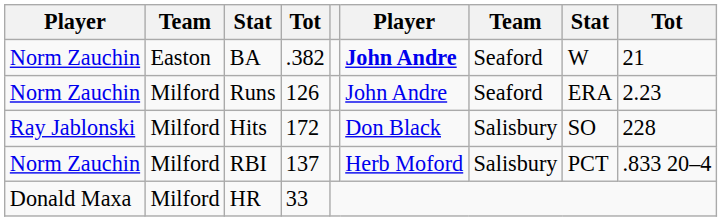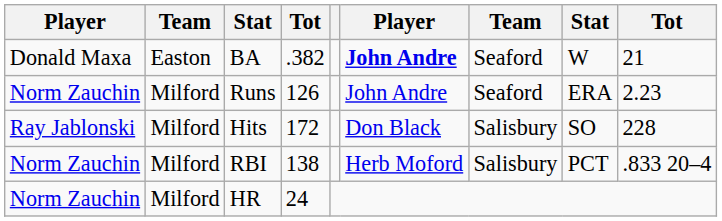(75, 57) Norm Zauchin -> (71, 57) Donald Maxa
(303, 163) 137 -> (303, 163) 138
(71, 198) Donald Maxa -> (75, 198) Norm Zauchin
(297, 198) 33 -> (297, 198) 24
